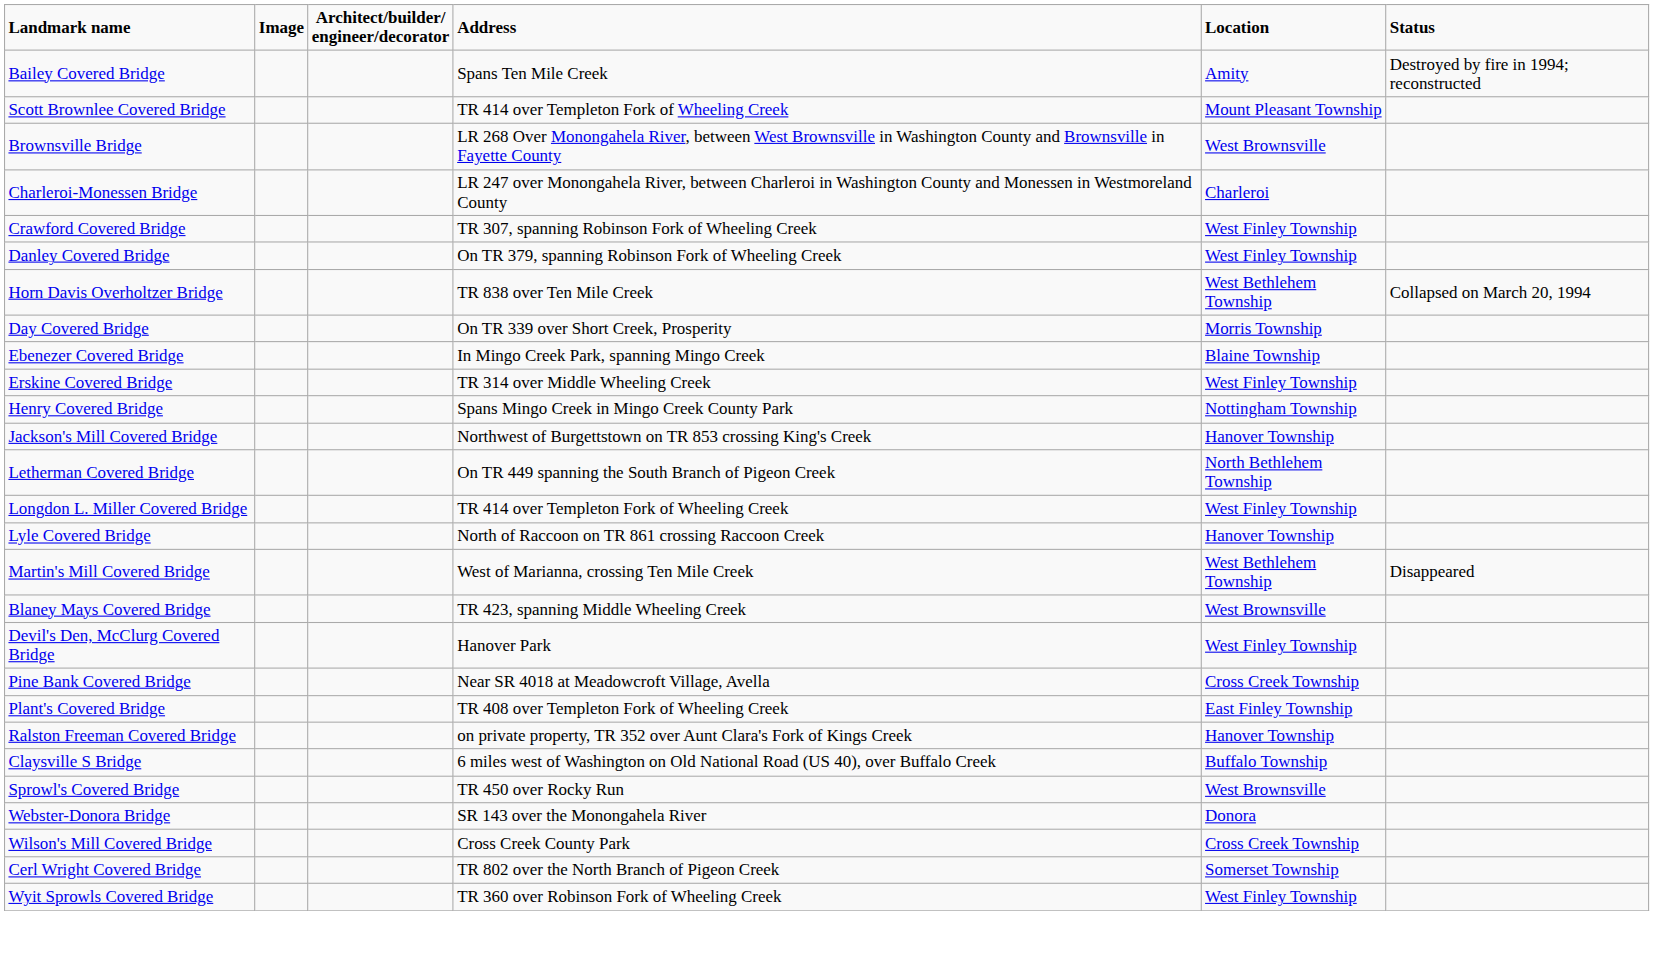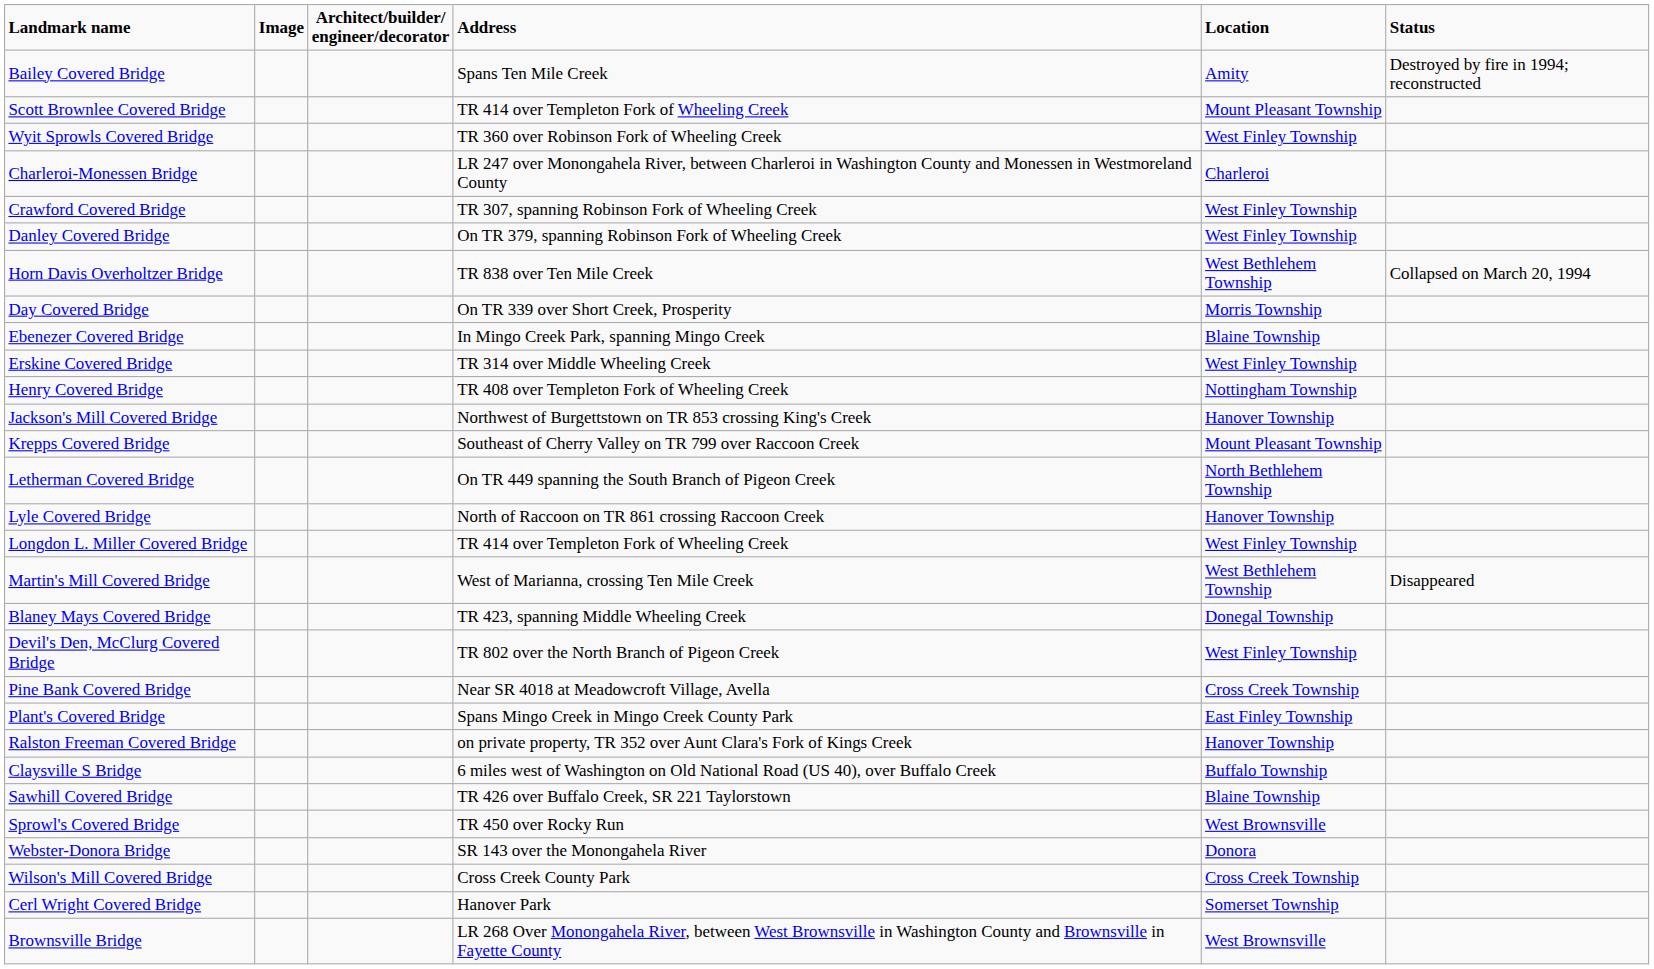rows swapped: (75, 146) <-> (111, 896)
(625, 409) Spans Mingo Creek in Mingo Creek County Park -> (623, 390) TR 408 over Templeton Fork of Wheeling Creek
+ row: (89, 443)
rows swapped: (128, 508) <-> (80, 535)
(1265, 608) West Brownsville -> (1269, 616) Donegal Township
(504, 645) Hanover Park -> (618, 653) TR 802 over the North Branch of Pigeon Creek
(623, 708) TR 408 over Templeton Fork of Wheeling Creek -> (625, 716) Spans Mingo Creek in Mingo Creek County Park
+ row: (90, 797)
(618, 869) TR 802 over the North Branch of Pigeon Creek -> (504, 904) Hanover Park
